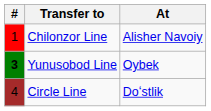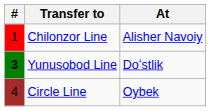(141, 65) Oybek -> (143, 65) Doʻstlik
(143, 92) Doʻstlik -> (141, 92) Oybek
